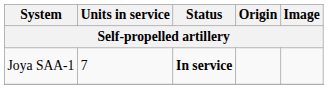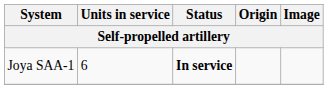(84, 66) 7 -> (84, 66) 6
